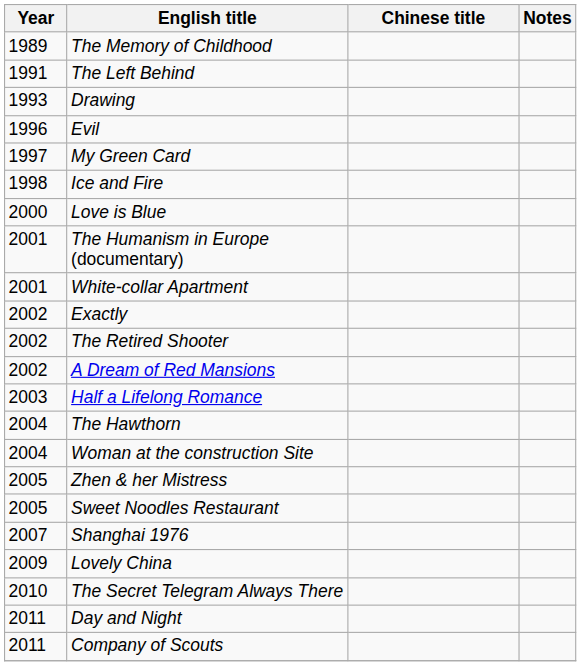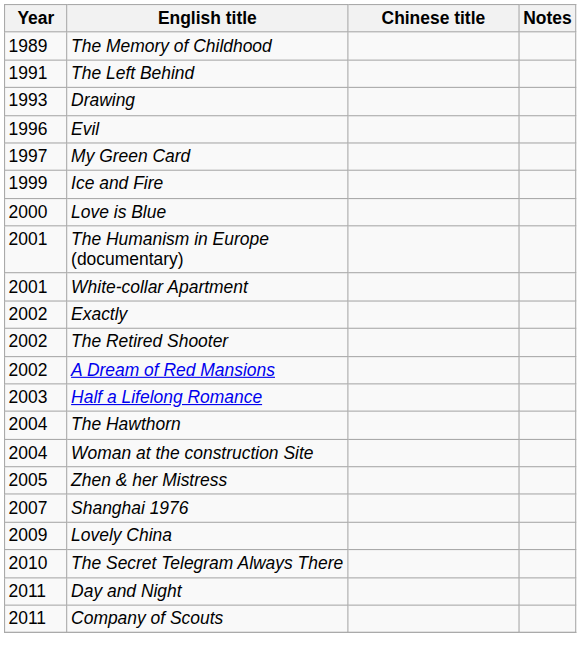(28, 184) 1998 -> (28, 184) 1999
- row: (175, 508)
